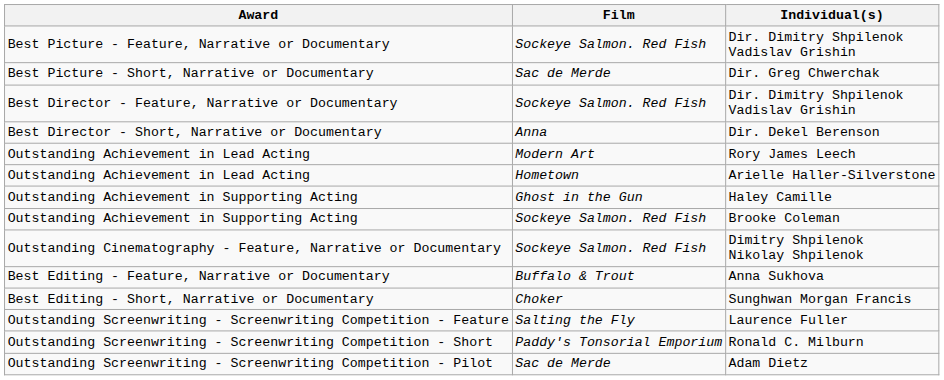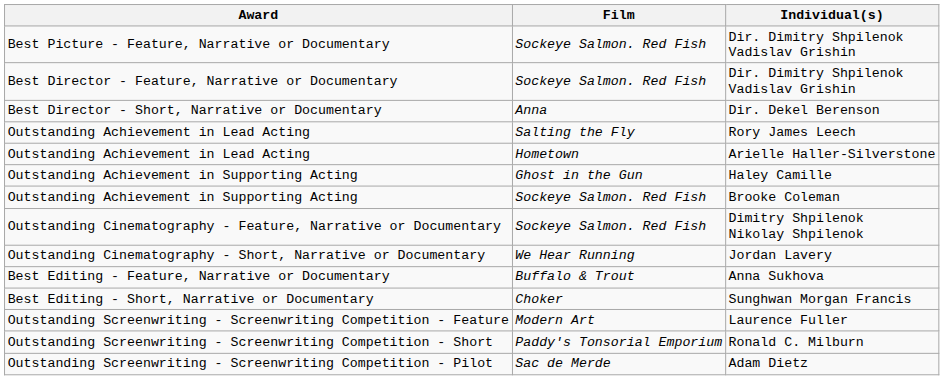- row: (191, 74)
(555, 154) Modern Art -> (575, 132) Salting the Fly
+ row: (246, 256)
(575, 321) Salting the Fly -> (555, 321) Modern Art
